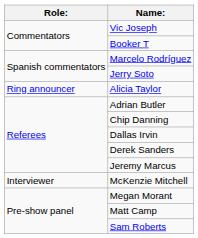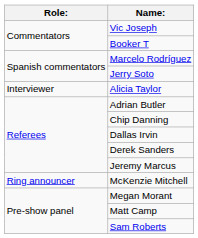(41, 89) Ring announcer -> (30, 89) Interviewer
(30, 180) Interviewer -> (41, 180) Ring announcer
